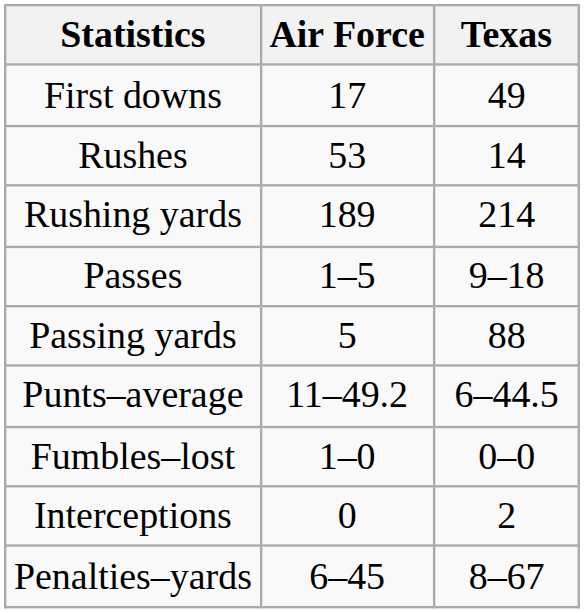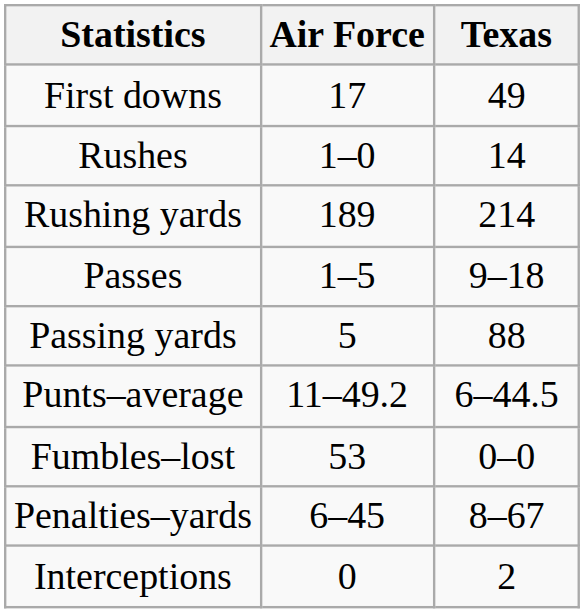(347, 154) 53 -> (347, 154) 1–0
(347, 455) 1–0 -> (347, 455) 53
rows swapped: (133, 515) <-> (133, 575)
